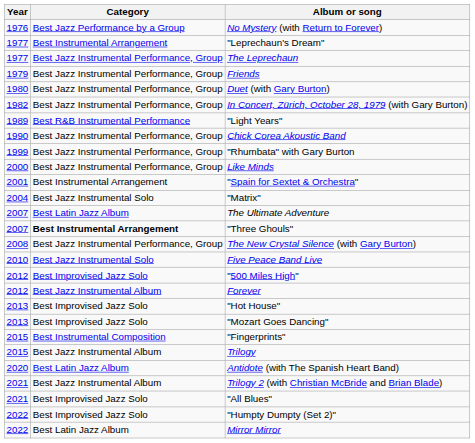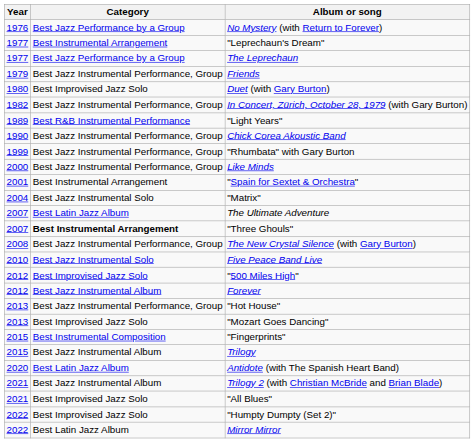(128, 58) Best Jazz Instrumental Performance, Group -> (109, 58) Best Jazz Performance by a Group
(128, 89) Best Jazz Instrumental Performance, Group -> (90, 89) Best Improvised Jazz Solo
(90, 306) Best Improvised Jazz Solo -> (128, 306) Best Jazz Instrumental Performance, Group
